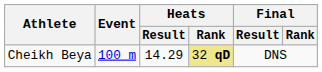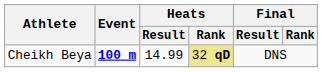(117, 55) normal -> (117, 55) bold
(164, 55) 14.29 -> (164, 55) 14.99
